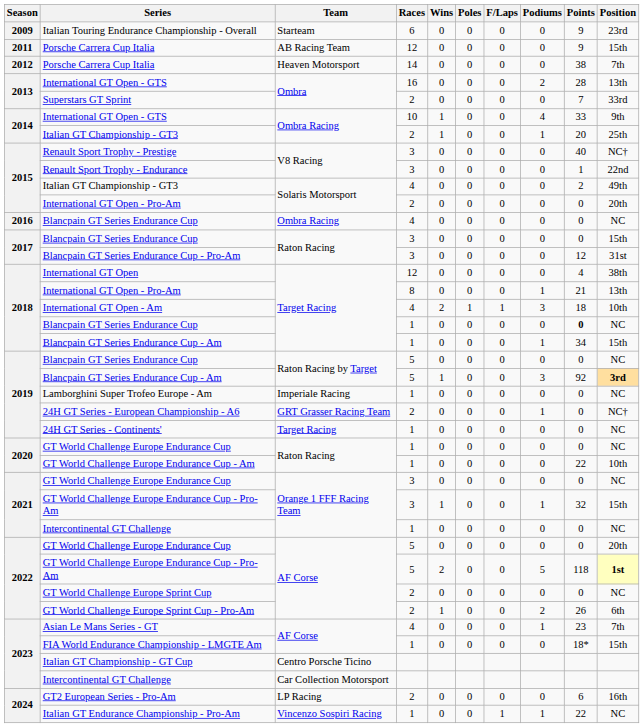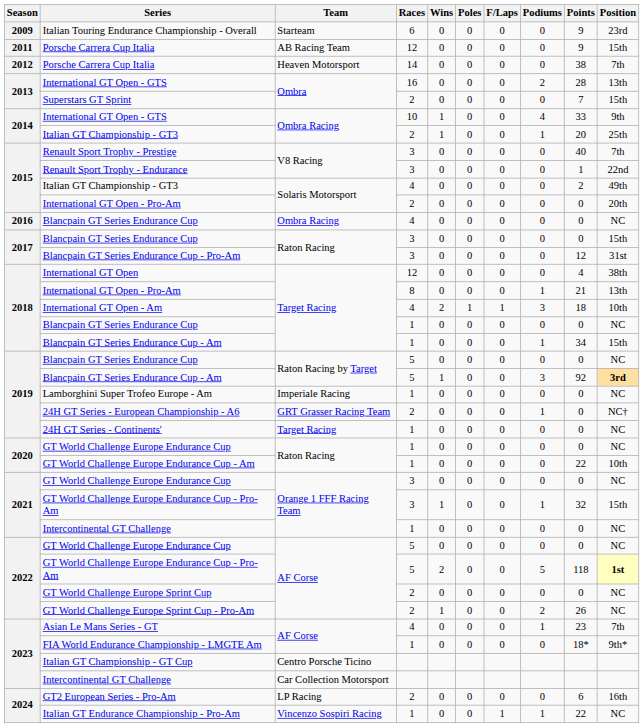(618, 100) 33rd -> (618, 100) 15th
(618, 152) NC† -> (618, 152) 7th
(581, 325) bold -> (581, 325) normal
(618, 546) 20th -> (618, 546) NC
(618, 610) 6th -> (618, 610) NC
(618, 645) 15th -> (618, 645) 9th*
